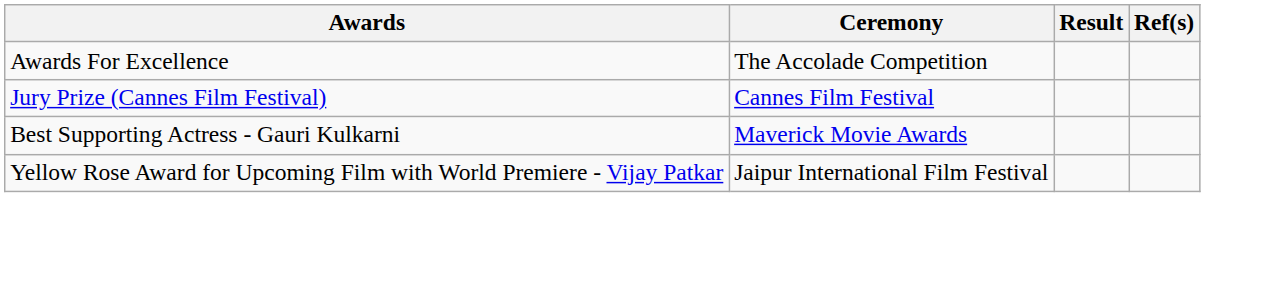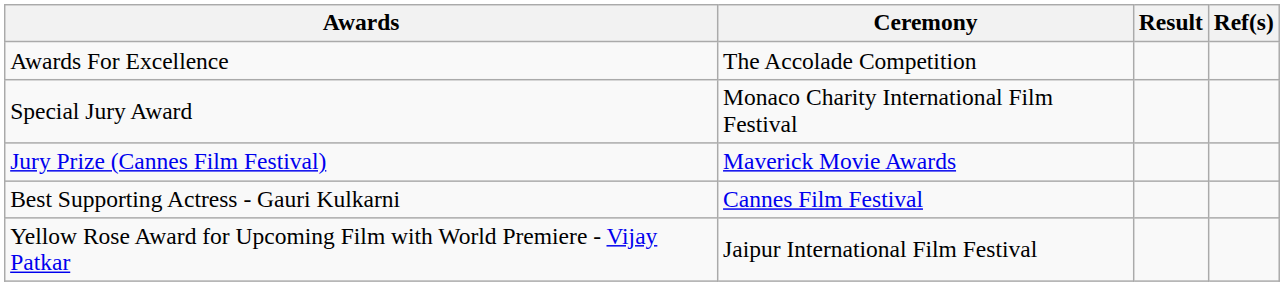+ row: (101, 110)
(834, 97) Cannes Film Festival -> (840, 161) Maverick Movie Awards
(851, 135) Maverick Movie Awards -> (823, 198) Cannes Film Festival
